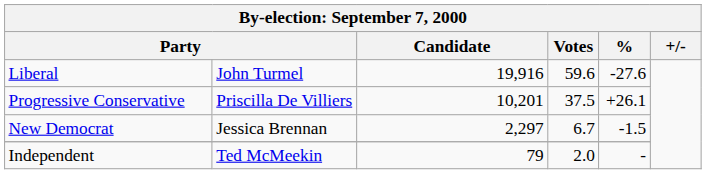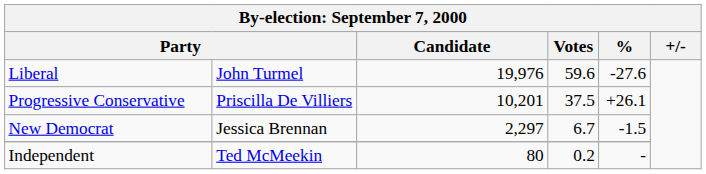(520, 73) 19,916 -> (520, 73) 19,976
(535, 155) 79 -> (535, 155) 80
(584, 155) 2.0 -> (584, 155) 0.2
